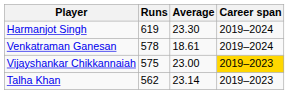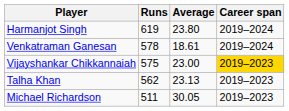(186, 30) 23.30 -> (186, 30) 23.80
(186, 81) 23.14 -> (186, 81) 23.13
+ row: (54, 98)
